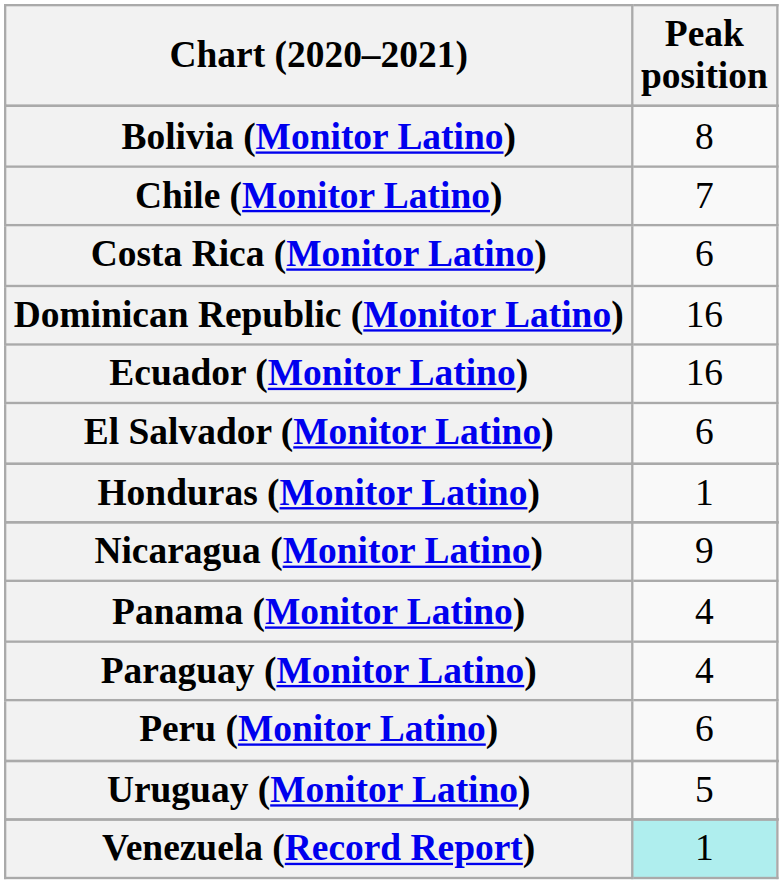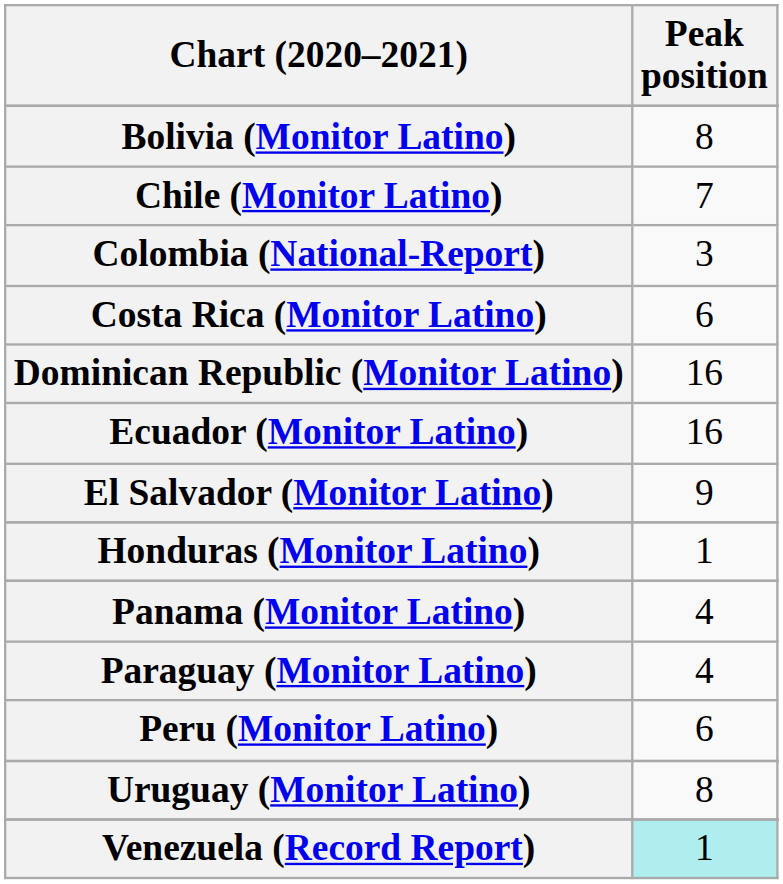+ row: (319, 254)
(704, 432) 6 -> (704, 491) 9
- row: (319, 551)
(704, 788) 5 -> (704, 788) 8
